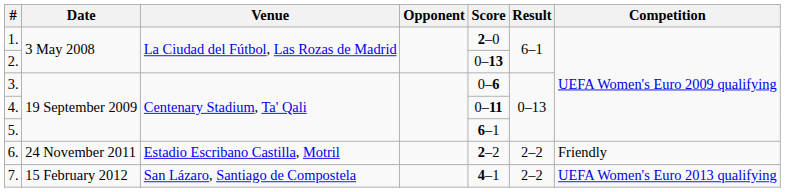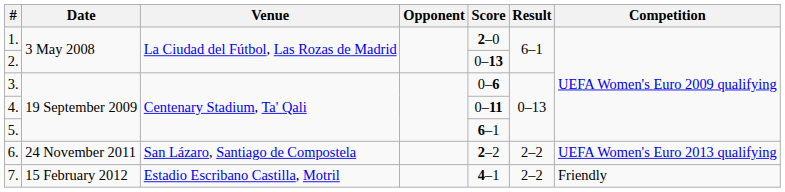(242, 152) Estadio Escribano Castilla, Motril -> (250, 152) San Lázaro, Santiago de Compostela
(582, 152) Friendly -> (667, 152) UEFA Women's Euro 2013 qualifying
(250, 175) San Lázaro, Santiago de Compostela -> (242, 175) Estadio Escribano Castilla, Motril
(667, 175) UEFA Women's Euro 2013 qualifying -> (582, 175) Friendly
